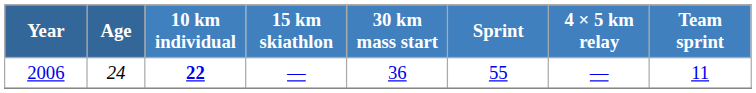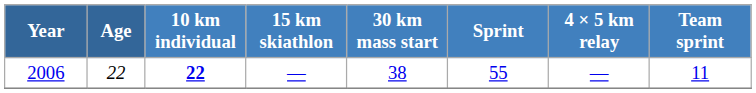(116, 73) 24 -> (116, 73) 22
(397, 73) 36 -> (397, 73) 38
